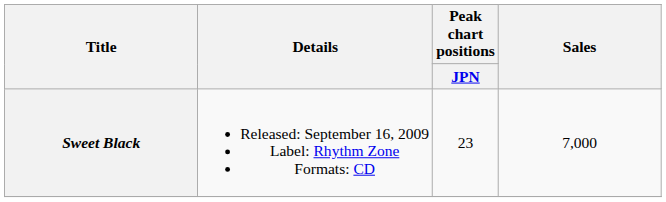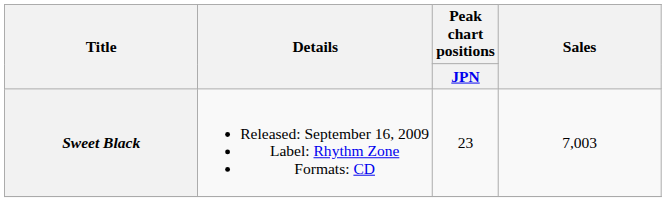(580, 142) 7,000 -> (580, 142) 7,003
